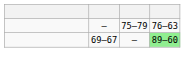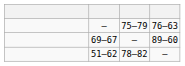(165, 40) lightgreen background -> (165, 40) no background
+ row: (104, 54)
